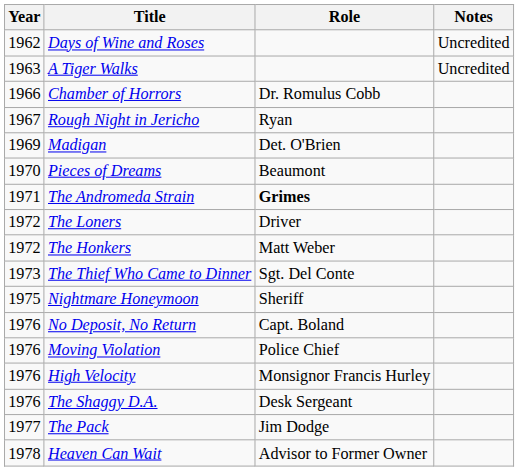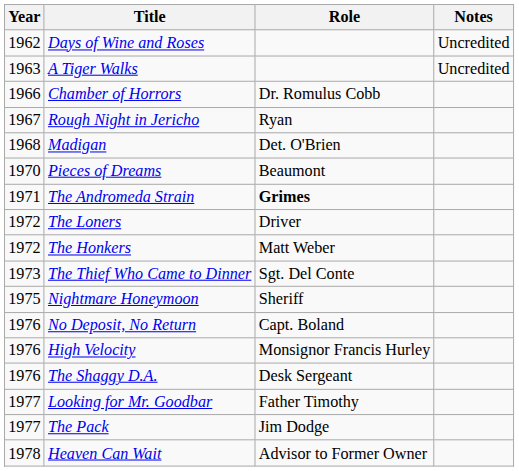(24, 145) 1969 -> (24, 145) 1968
- row: (104, 350)
+ row: (130, 401)
